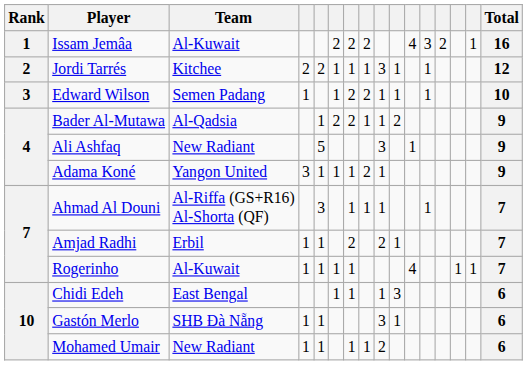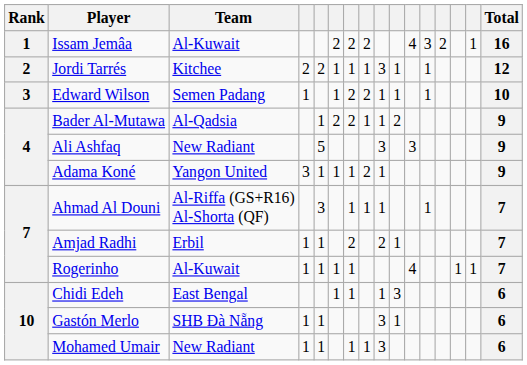(412, 147) 1 -> (412, 147) 3
(382, 347) 2 -> (382, 347) 3
